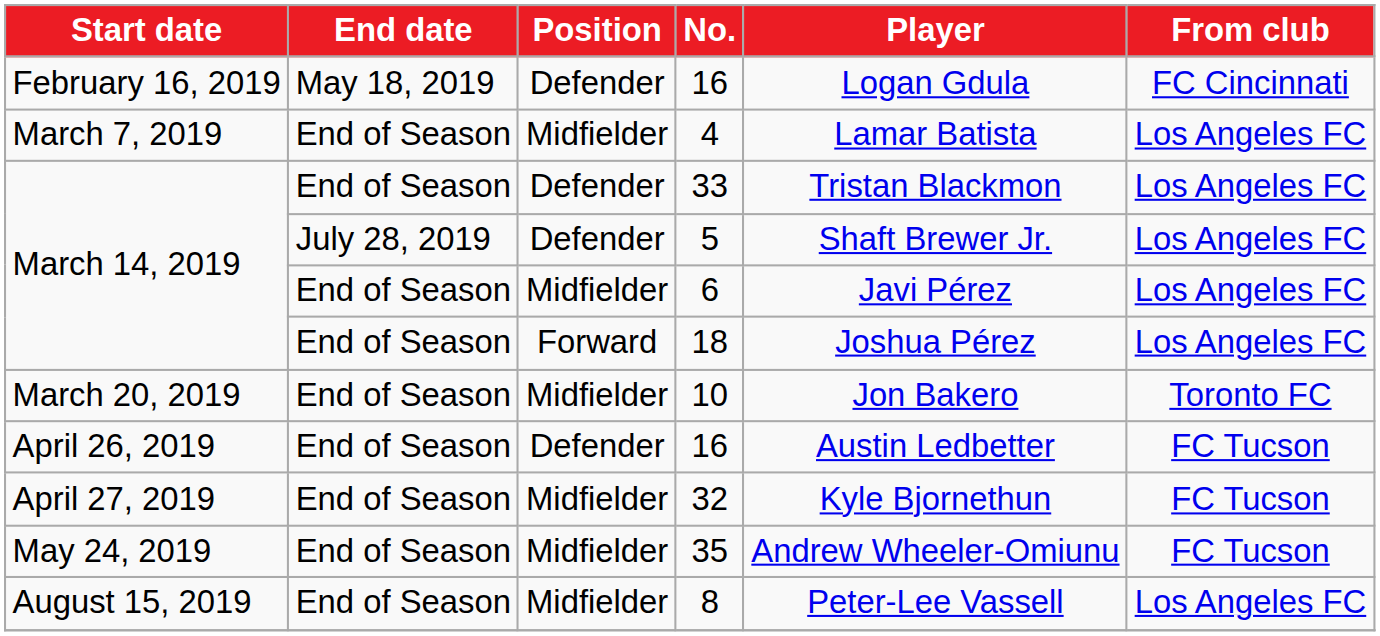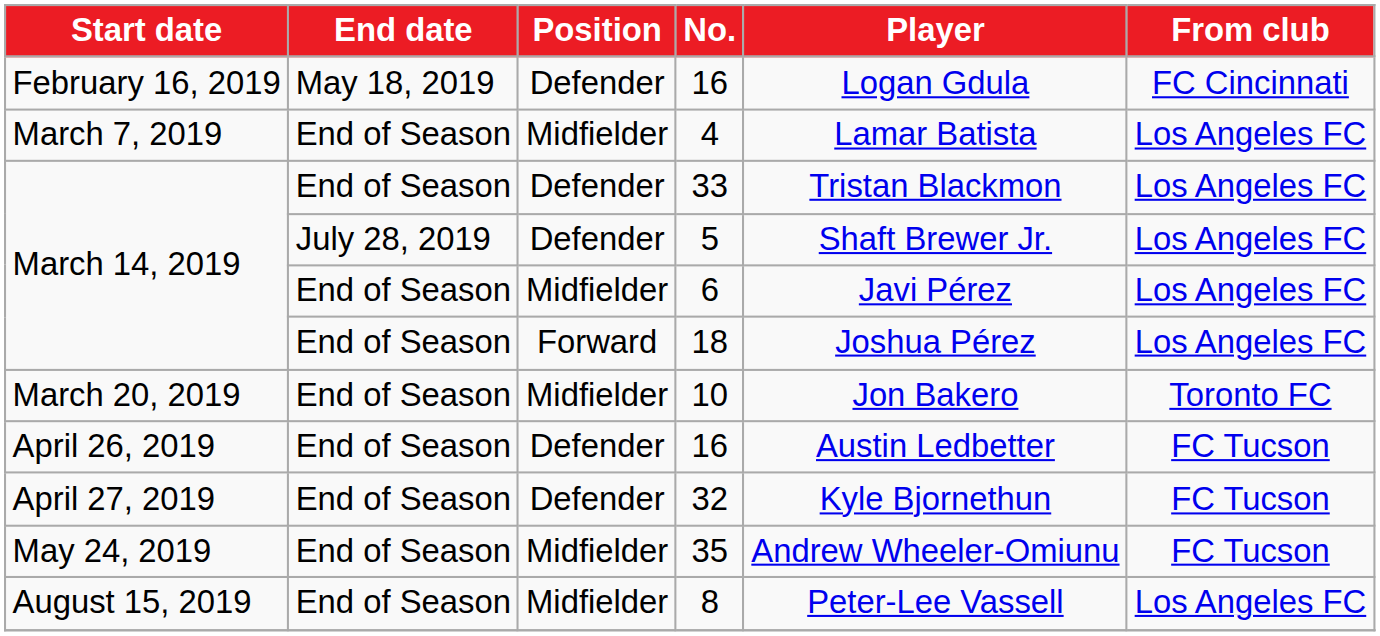(597, 498) Midfielder -> (597, 498) Defender
